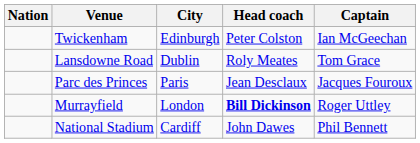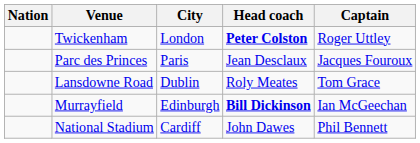(190, 37) Edinburgh -> (182, 37) London
(264, 37) normal -> (267, 37) bold
(362, 37) Ian McGeechan -> (354, 37) Roger Uttley
rows swapped: (101, 82) <-> (104, 60)
(182, 104) London -> (190, 104) Edinburgh
(354, 104) Roger Uttley -> (362, 104) Ian McGeechan
